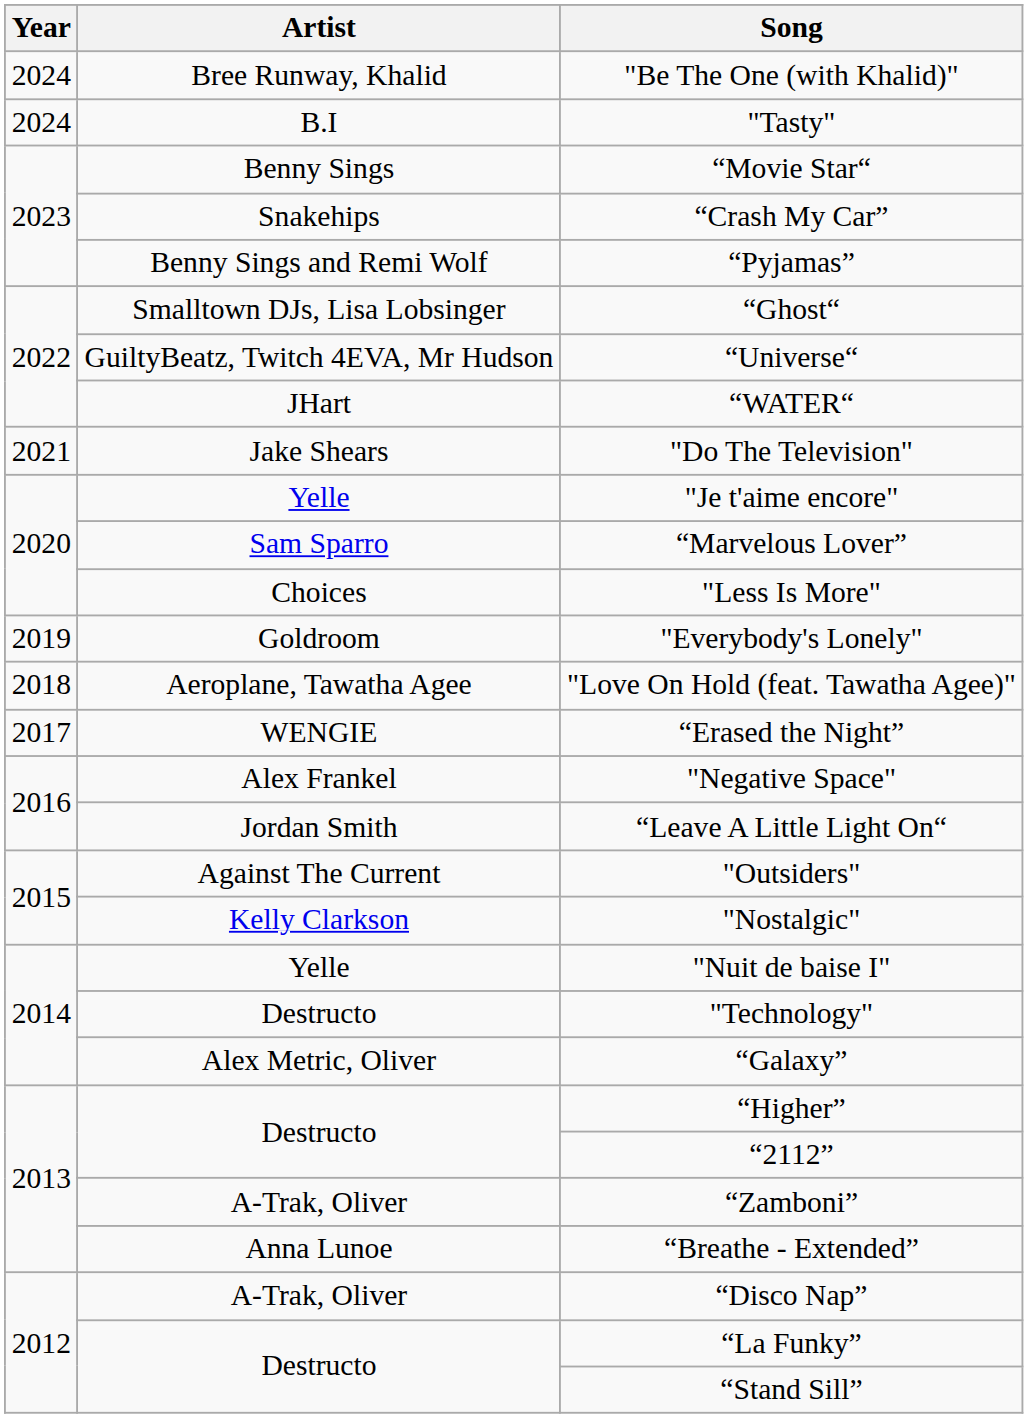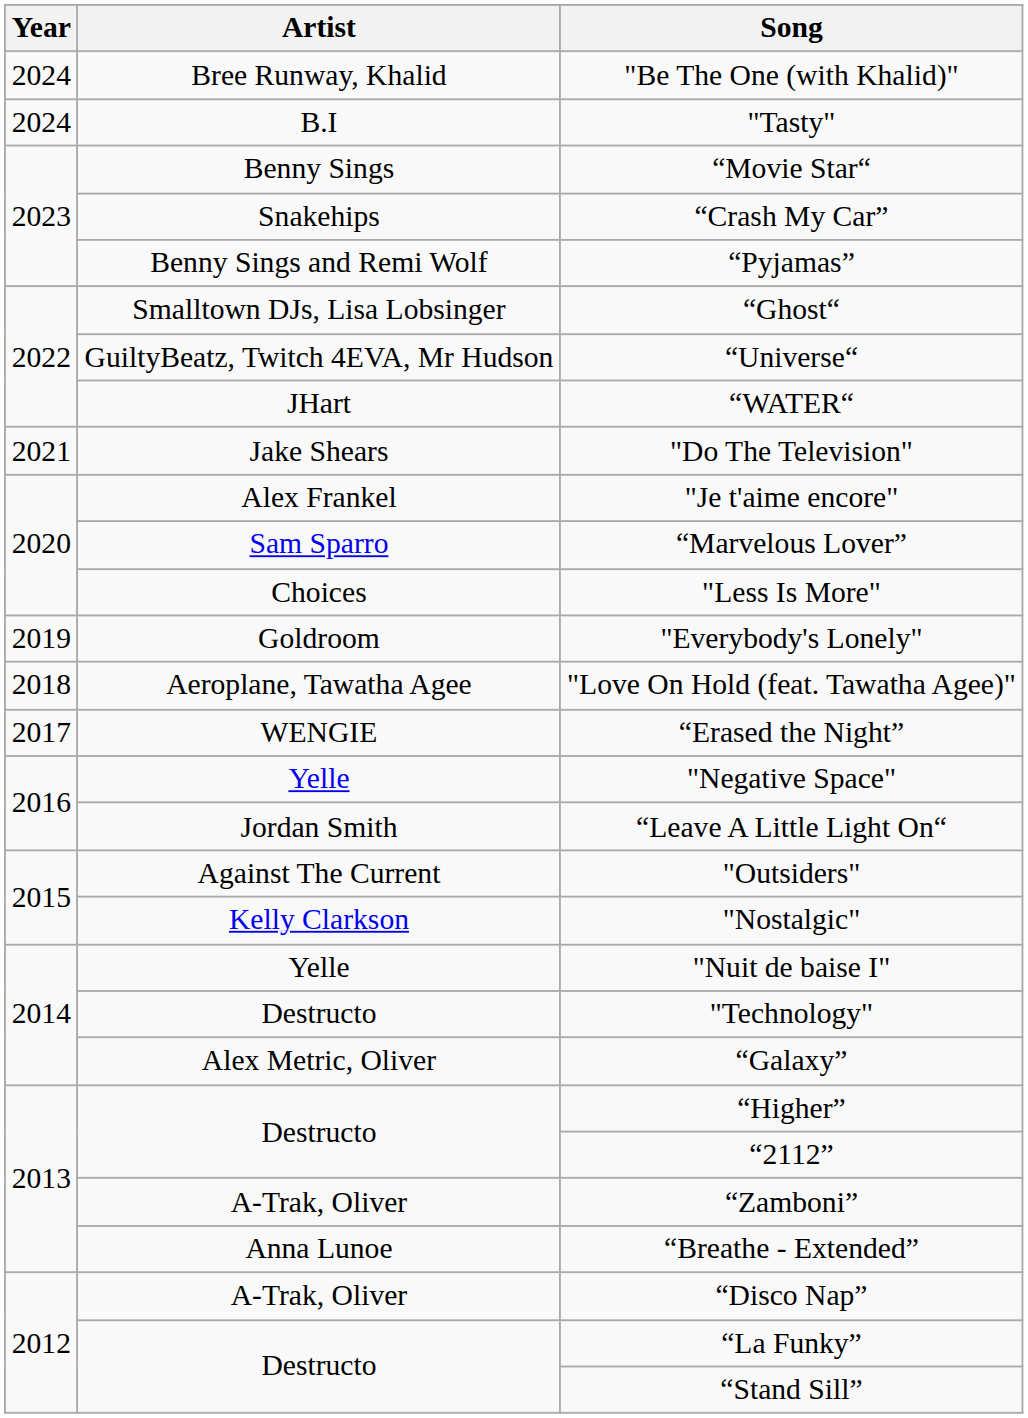(319, 497) Yelle -> (319, 497) Alex Frankel
(319, 779) Alex Frankel -> (319, 779) Yelle
